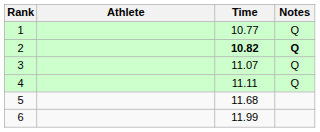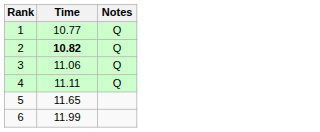- column: (126, 13)
(295, 48) bold -> (117, 48) normal
(245, 65) 11.07 -> (67, 65) 11.06
(245, 100) 11.68 -> (67, 100) 11.65
